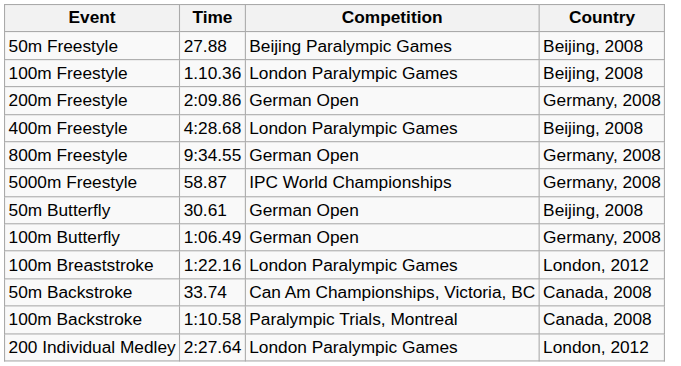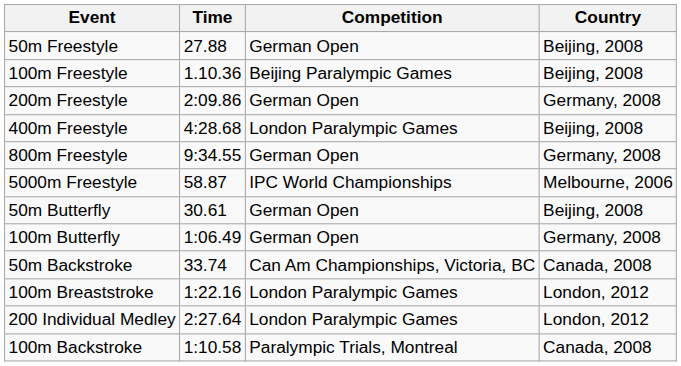(351, 45) Beijing Paralympic Games -> (304, 45) German Open
(353, 73) London Paralympic Games -> (351, 73) Beijing Paralympic Games
(602, 182) Germany, 2008 -> (608, 182) Melbourne, 2006
rows swapped: (81, 264) <-> (70, 292)
rows swapped: (75, 319) <-> (92, 347)
